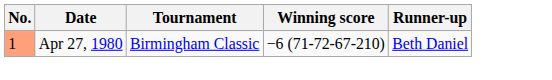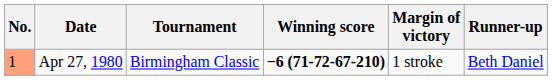+ column: (426, 27)
(326, 43) normal -> (326, 62) bold
